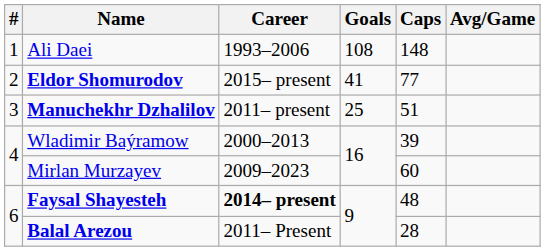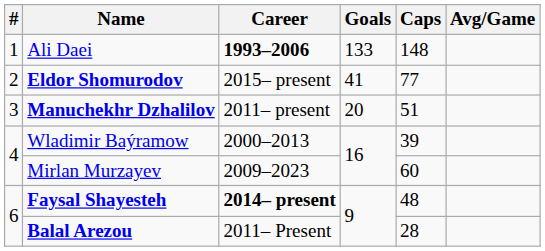(266, 49) normal -> (266, 49) bold
(359, 49) 108 -> (359, 49) 133
(354, 110) 25 -> (354, 110) 20
